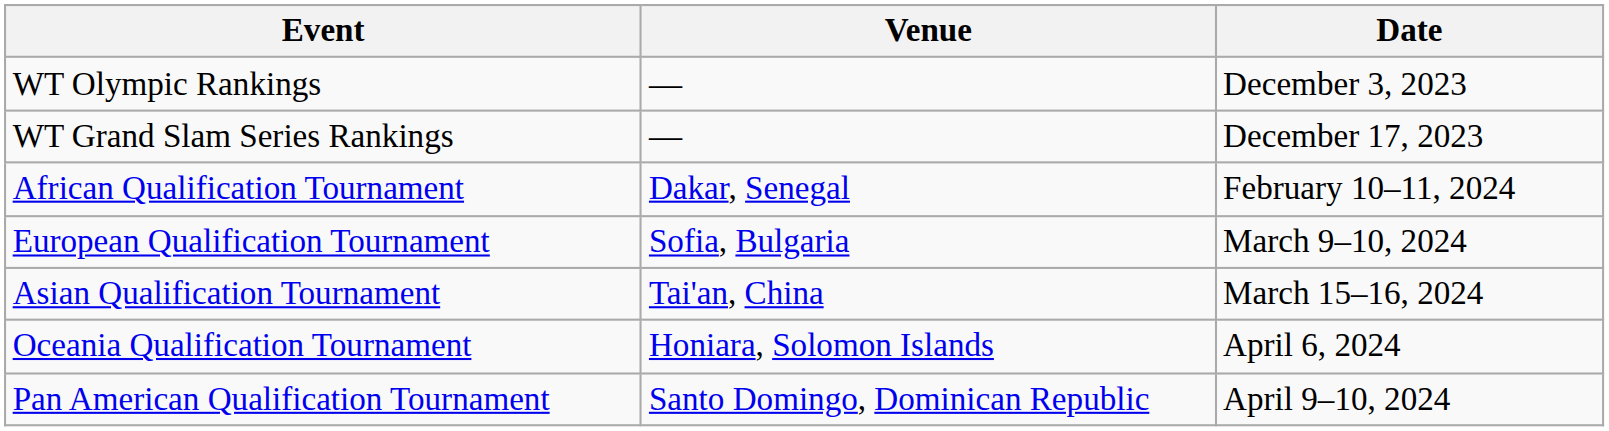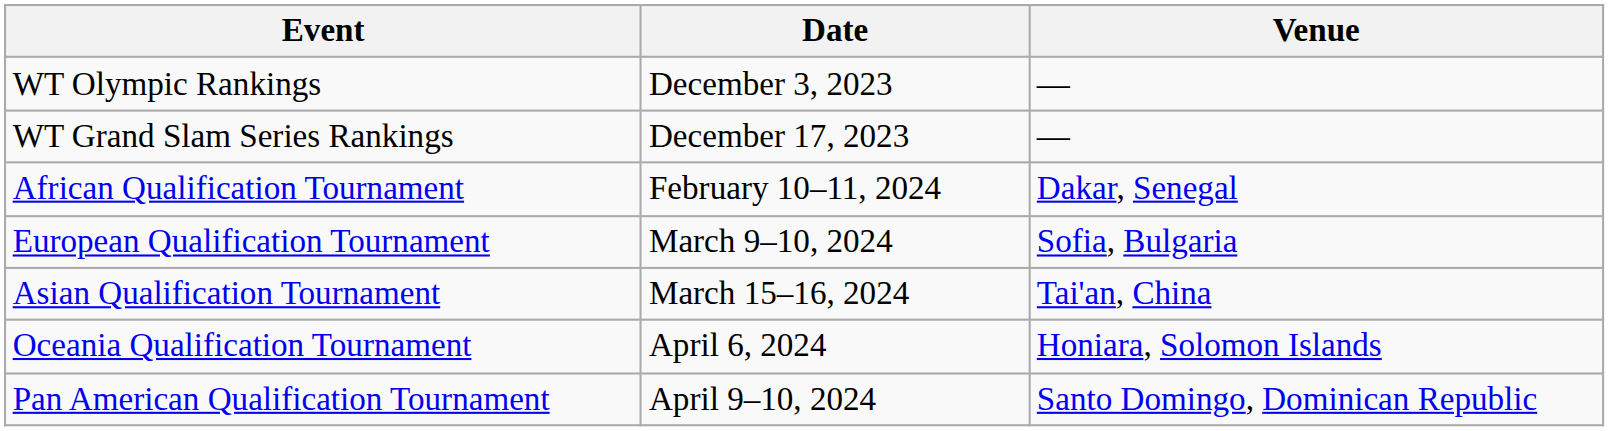columns swapped: (1409, 30) <-> (928, 30)
